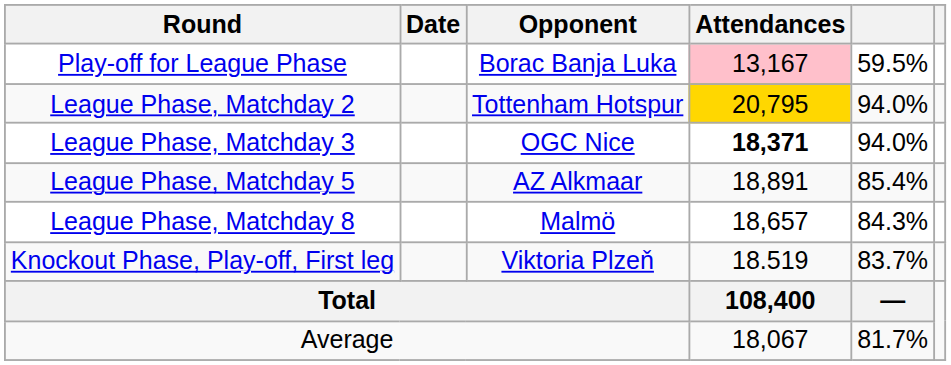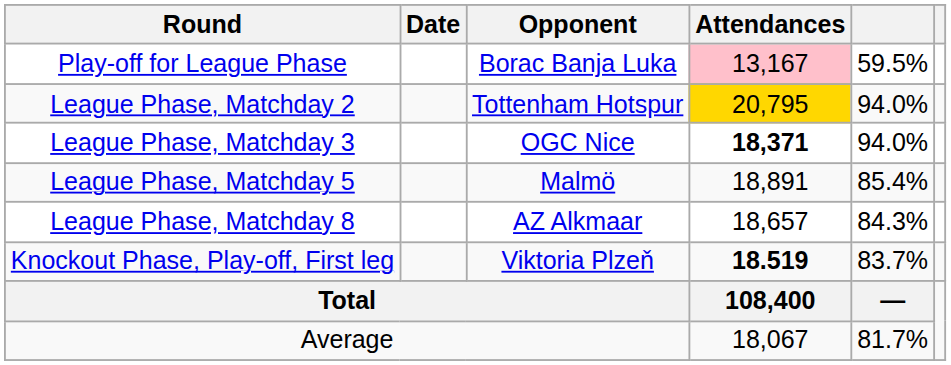(578, 182) AZ Alkmaar -> (578, 182) Malmö
(578, 221) Malmö -> (578, 221) AZ Alkmaar
(770, 261) normal -> (770, 261) bold
